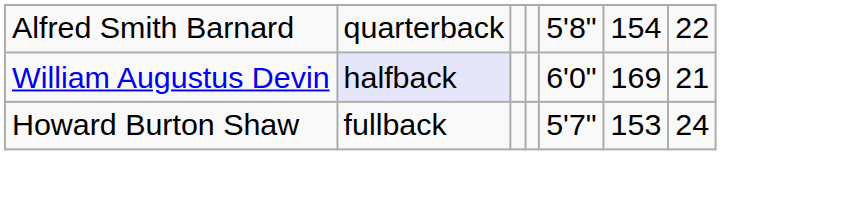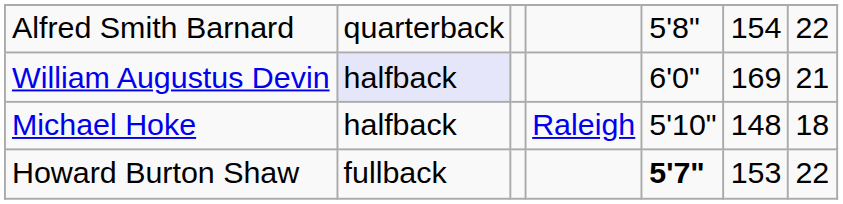+ row: (104, 125)
(571, 125) normal -> (677, 173) bold
(692, 125) 24 -> (812, 173) 22
